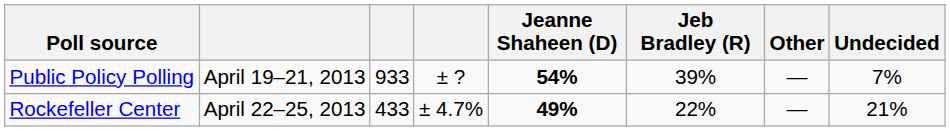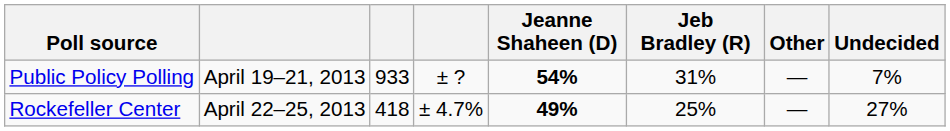(696, 76) 39% -> (696, 76) 31%
(392, 109) 433 -> (392, 109) 418
(696, 109) 22% -> (696, 109) 25%
(887, 109) 21% -> (887, 109) 27%
